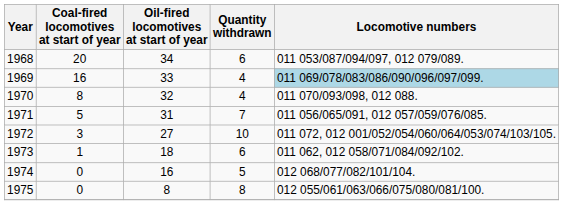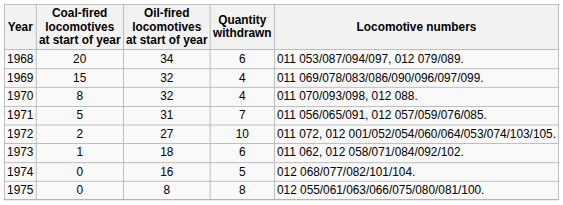(80, 78) 16 -> (80, 78) 15
(167, 78) 33 -> (167, 78) 32
(380, 78) lightblue background -> (380, 78) no background
(80, 134) 3 -> (80, 134) 2
